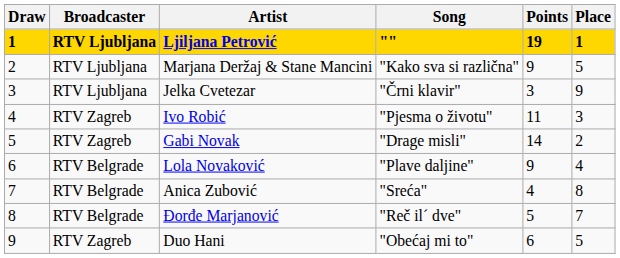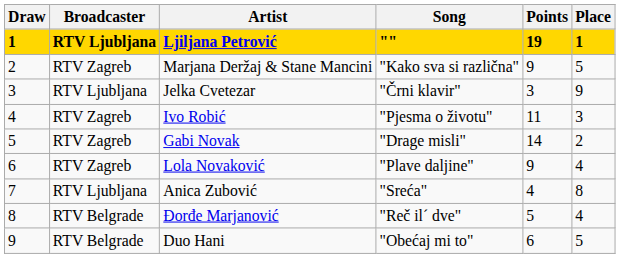(100, 66) RTV Ljubljana -> (92, 66) RTV Zagreb
(98, 166) RTV Belgrade -> (92, 166) RTV Zagreb
(98, 191) RTV Belgrade -> (100, 191) RTV Ljubljana
(579, 215) 7 -> (579, 215) 4
(92, 240) RTV Zagreb -> (98, 240) RTV Belgrade
